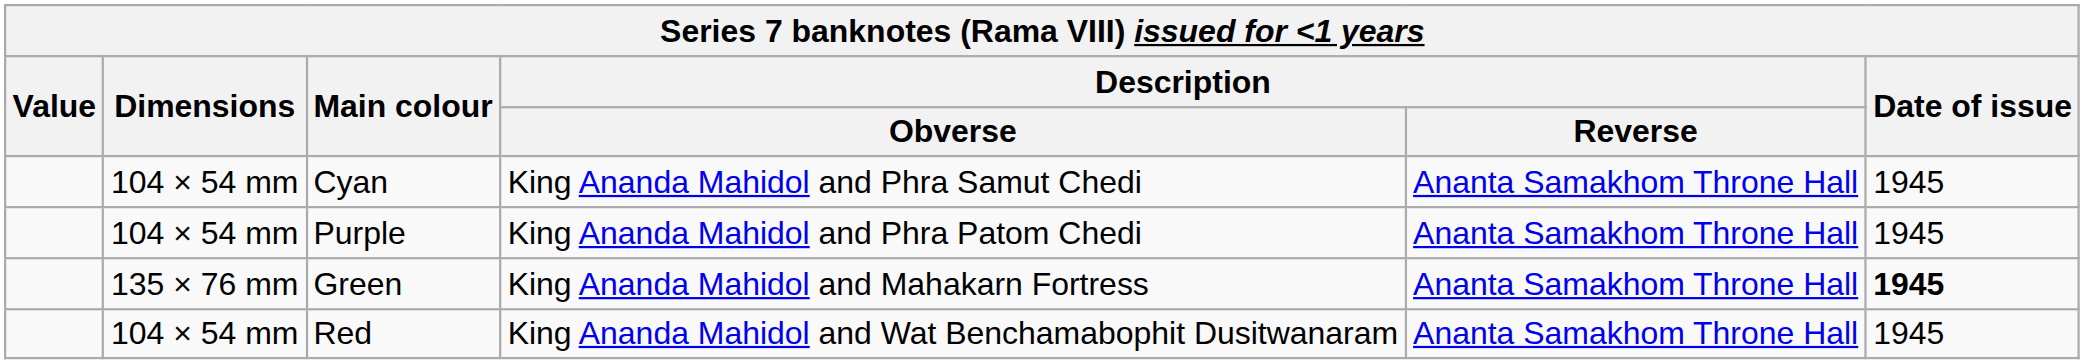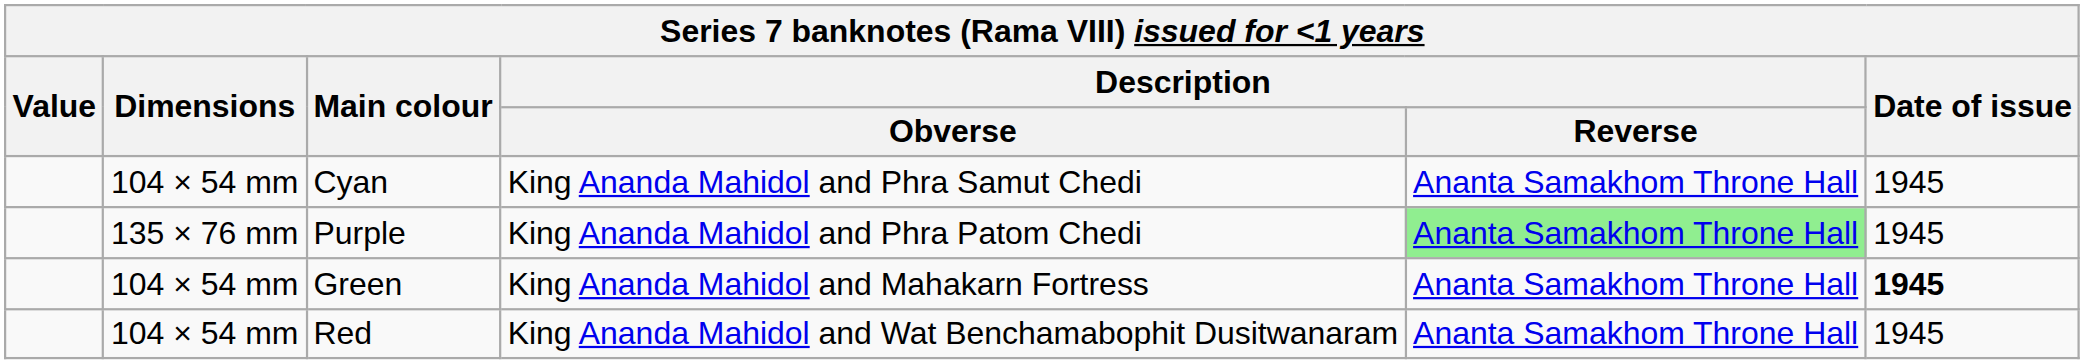(205, 233) 104 × 54 mm -> (205, 233) 135 × 76 mm
(1636, 233) no background -> (1636, 233) lightgreen background
(205, 283) 135 × 76 mm -> (205, 283) 104 × 54 mm
